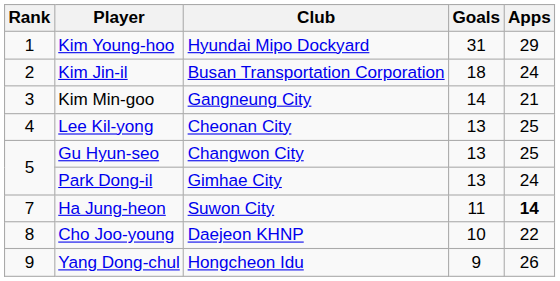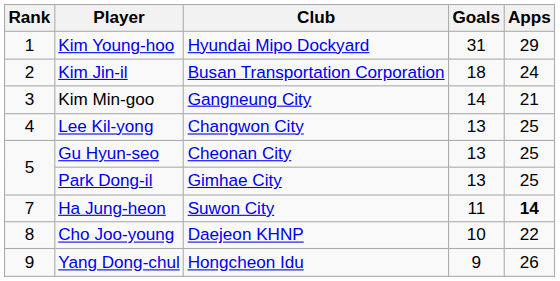(240, 126) Cheonan City -> (246, 126) Changwon City
(246, 153) Changwon City -> (240, 153) Cheonan City
(529, 180) 24 -> (529, 180) 25
